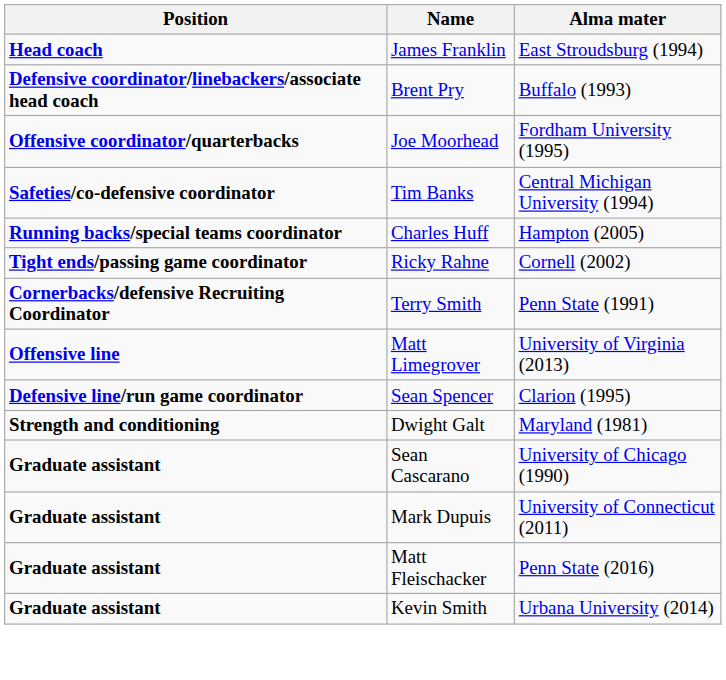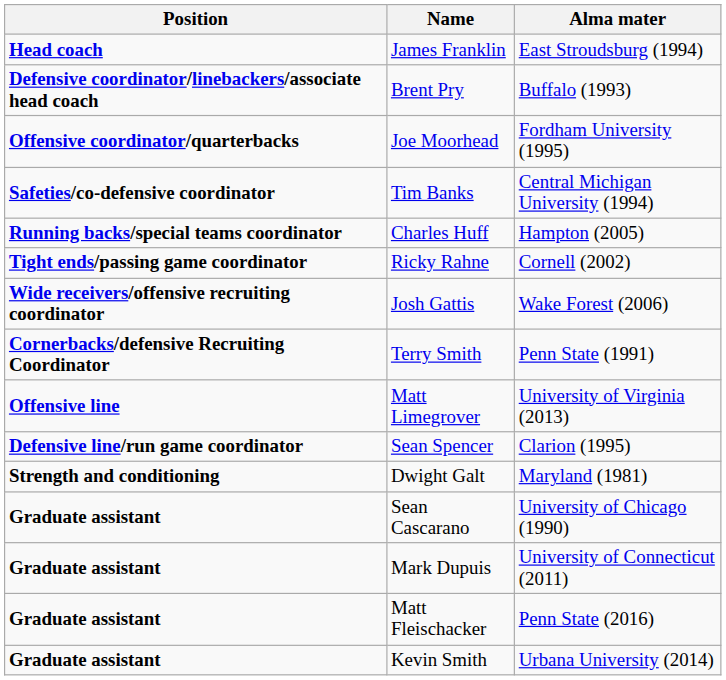+ row: (433, 303)
